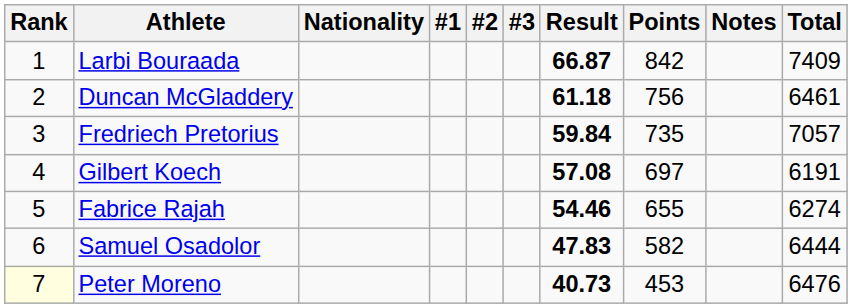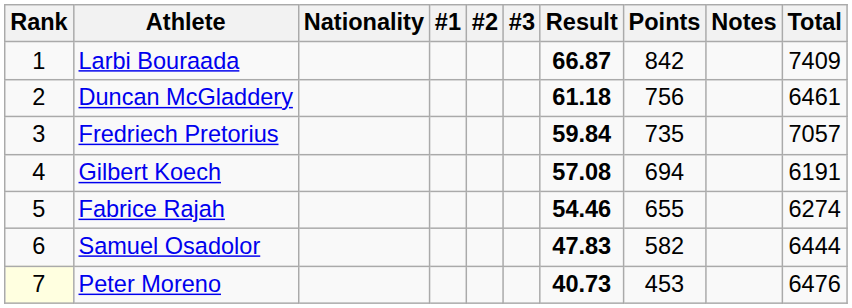(665, 172) 697 -> (665, 172) 694
